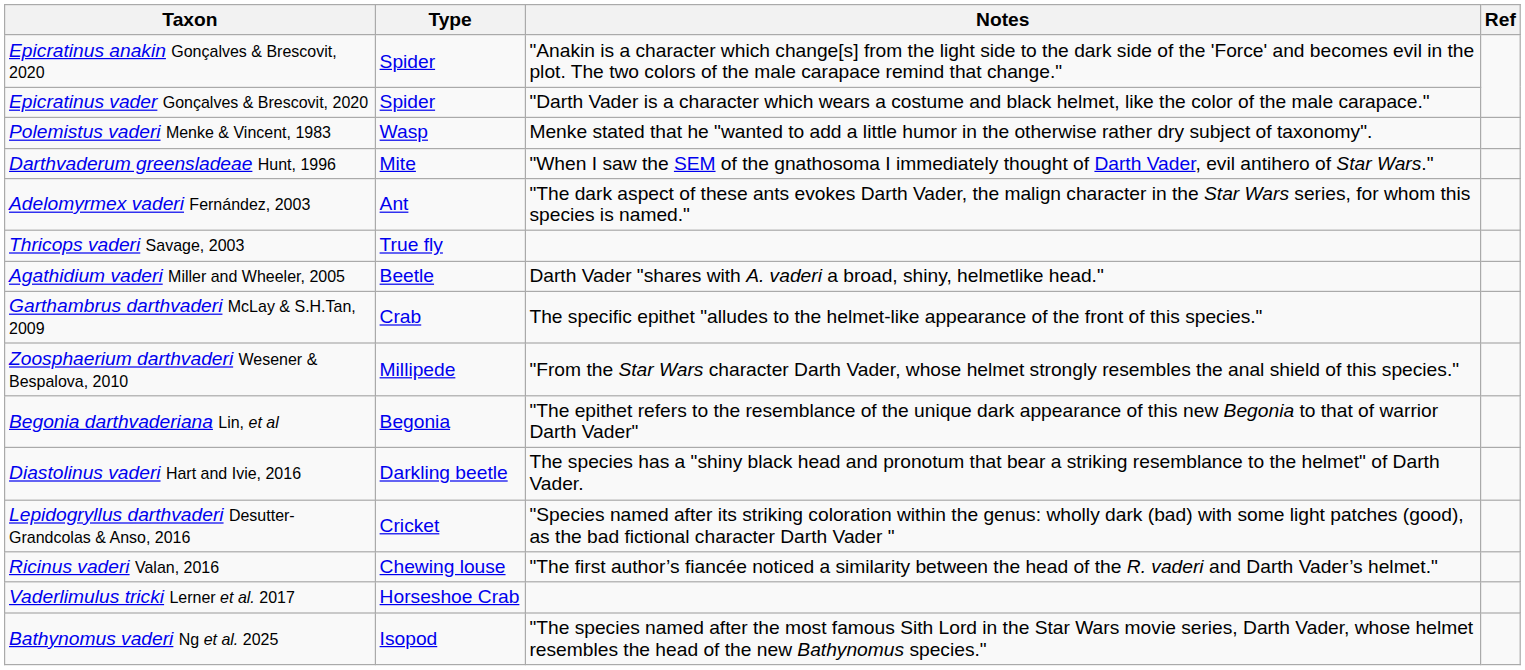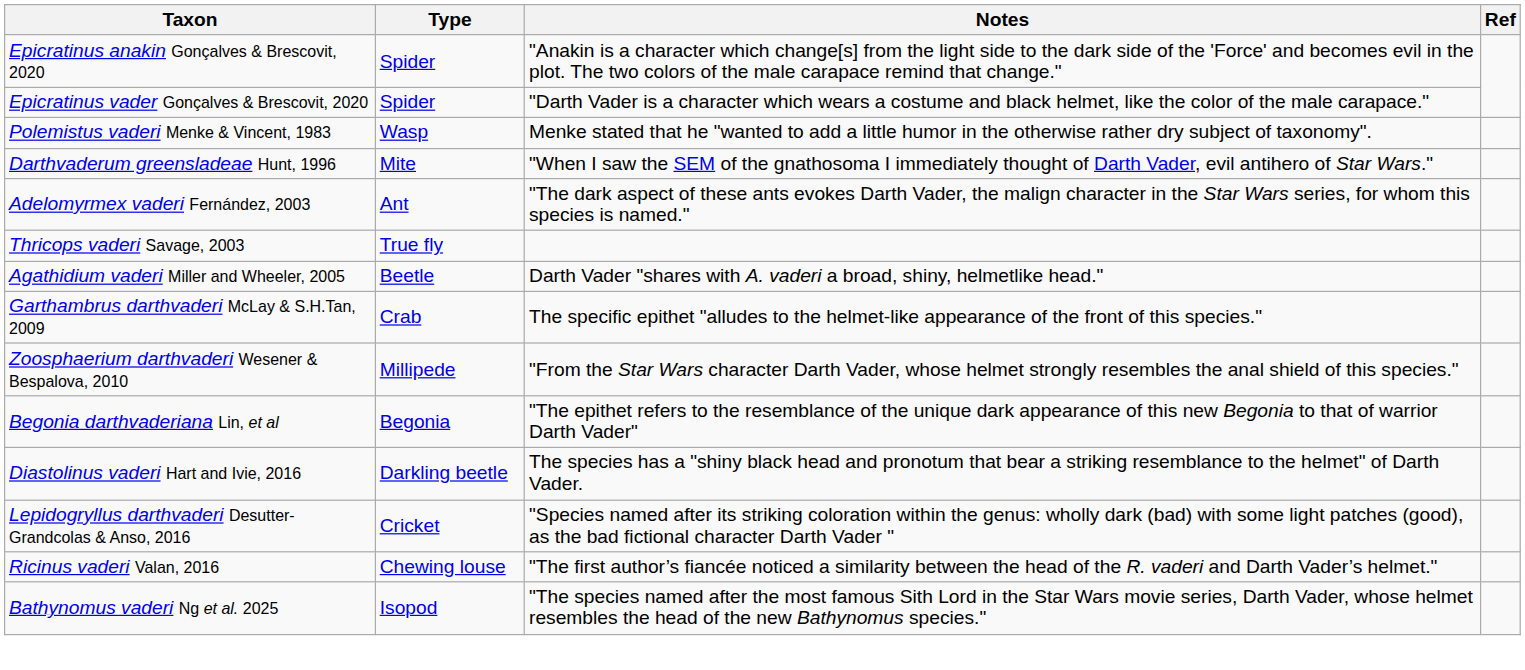- row: (152, 597)
